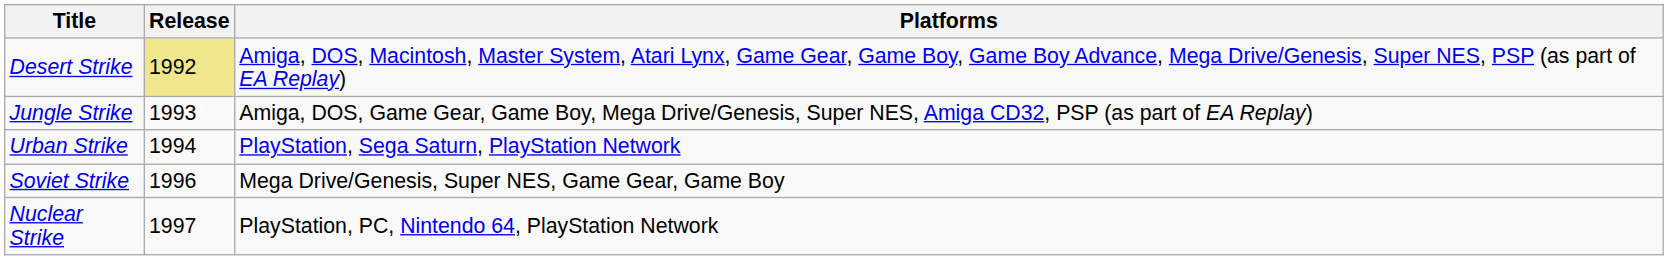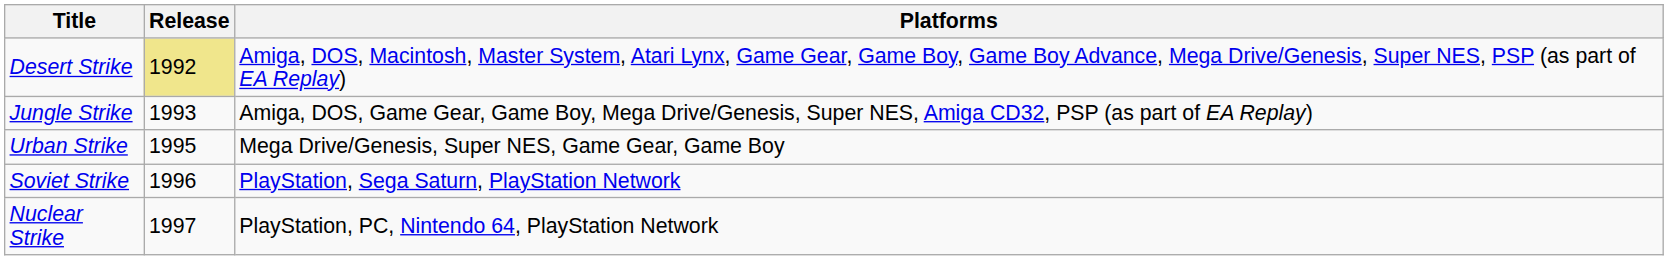(173, 146) 1994 -> (173, 146) 1995
(460, 146) PlayStation, Sega Saturn, PlayStation Network -> (512, 146) Mega Drive/Genesis, Super NES, Game Gear, Game Boy
(512, 180) Mega Drive/Genesis, Super NES, Game Gear, Game Boy -> (460, 180) PlayStation, Sega Saturn, PlayStation Network
